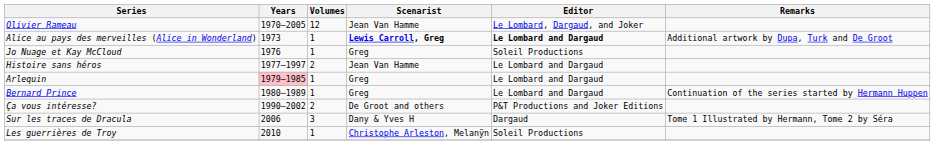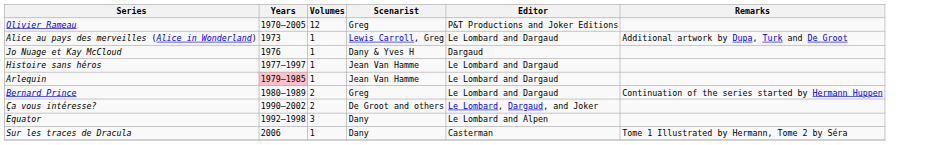(384, 25) Jean Van Hamme -> (359, 25) Greg
(568, 25) Le Lombard, Dargaud, and Joker -> (533, 25) P&T Productions and Joker Editions
(396, 38) bold -> (396, 38) normal
(548, 38) bold -> (503, 38) normal
(359, 52) Greg -> (381, 52) Dany & Yves H
(538, 52) Soleil Productions -> (465, 52) Dargaud
(312, 65) 2 -> (312, 65) 1
(359, 79) Greg -> (384, 79) Jean Van Hamme
(312, 92) 1 -> (312, 92) 2
(578, 106) P&T Productions and Joker Editions -> (523, 106) Le Lombard, Dargaud, and Joker
+ row: (24, 120)
(312, 120) 3 -> (312, 133) 1
(381, 120) Dany & Yves H -> (359, 133) Dany
(511, 120) Dargaud -> (470, 133) Casterman
- row: (61, 133)
